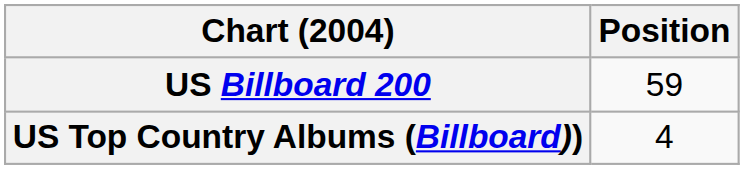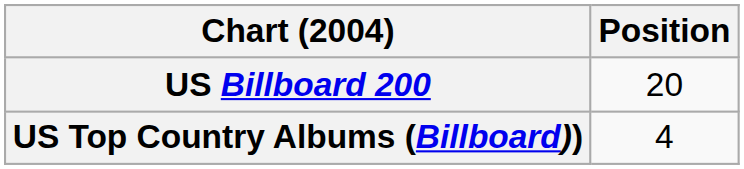(664, 84) 59 -> (664, 84) 20
